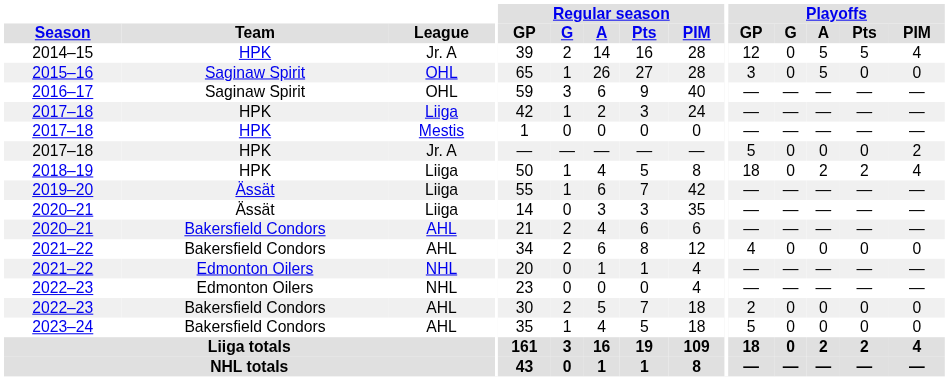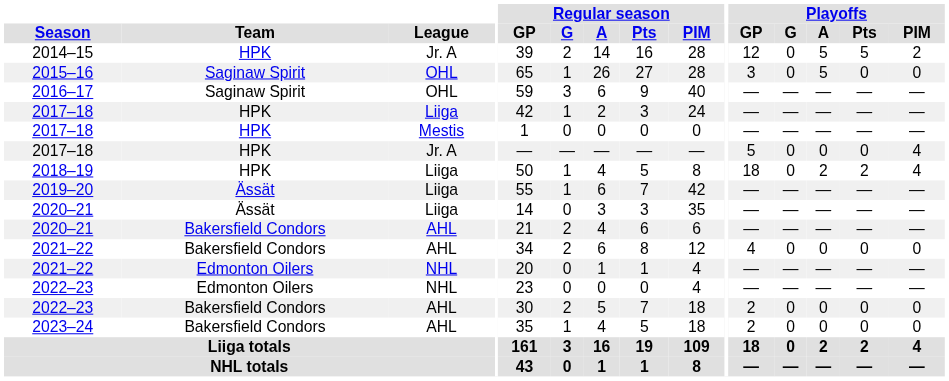(917, 53) 4 -> (917, 53) 2
(917, 151) 2 -> (917, 151) 4
(751, 327) 5 -> (751, 327) 2
